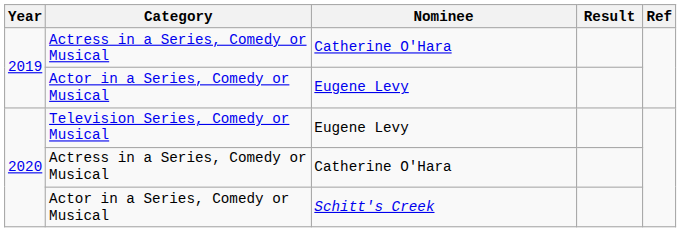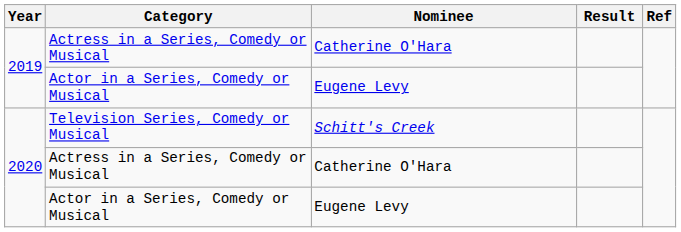(362, 127) Eugene Levy -> (374, 127) Schitt's Creek
(374, 207) Schitt's Creek -> (362, 207) Eugene Levy
